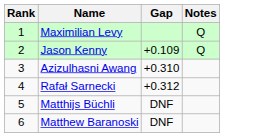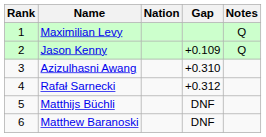+ column: (162, 13)
